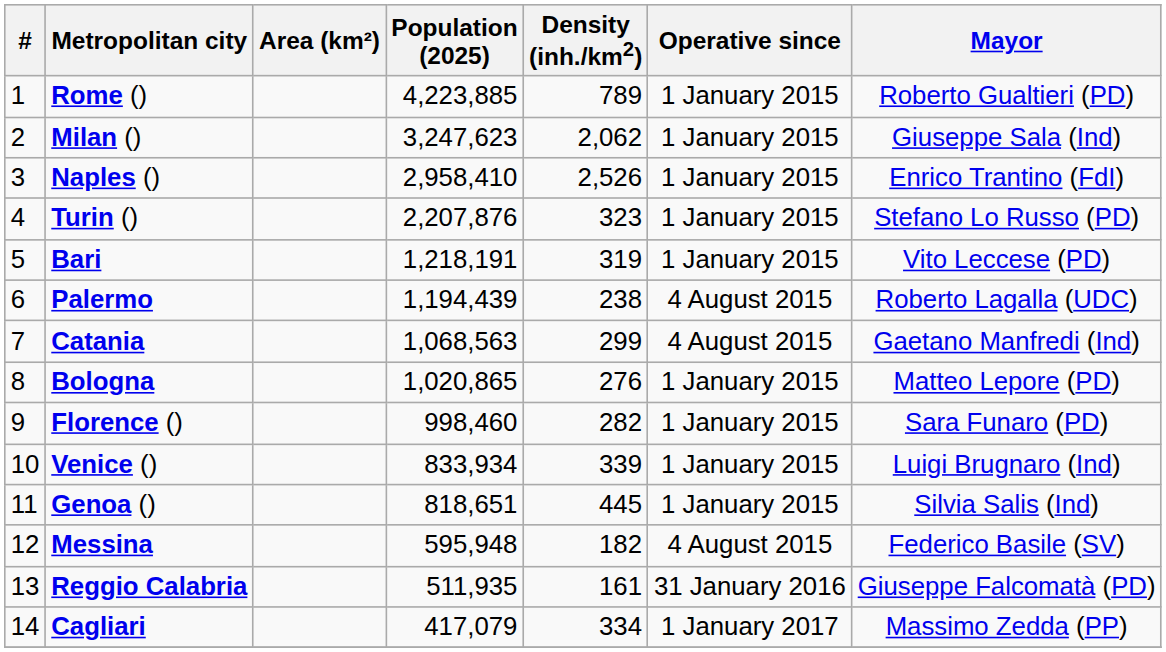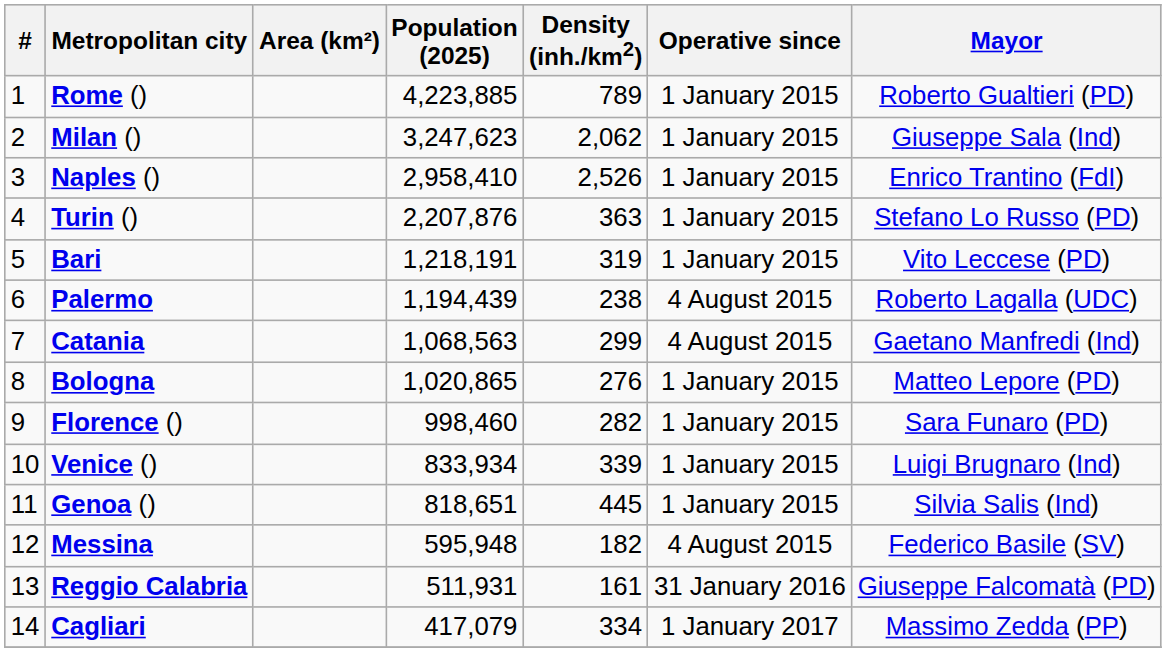(621, 218) 323 -> (621, 218) 363
(472, 586) 511,935 -> (472, 586) 511,931
